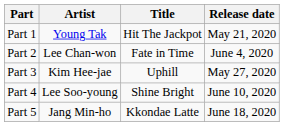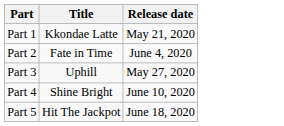- column: (80, 14)
(163, 33) Hit The Jackpot -> (81, 33) Kkondae Latte
(163, 111) Kkondae Latte -> (81, 111) Hit The Jackpot
